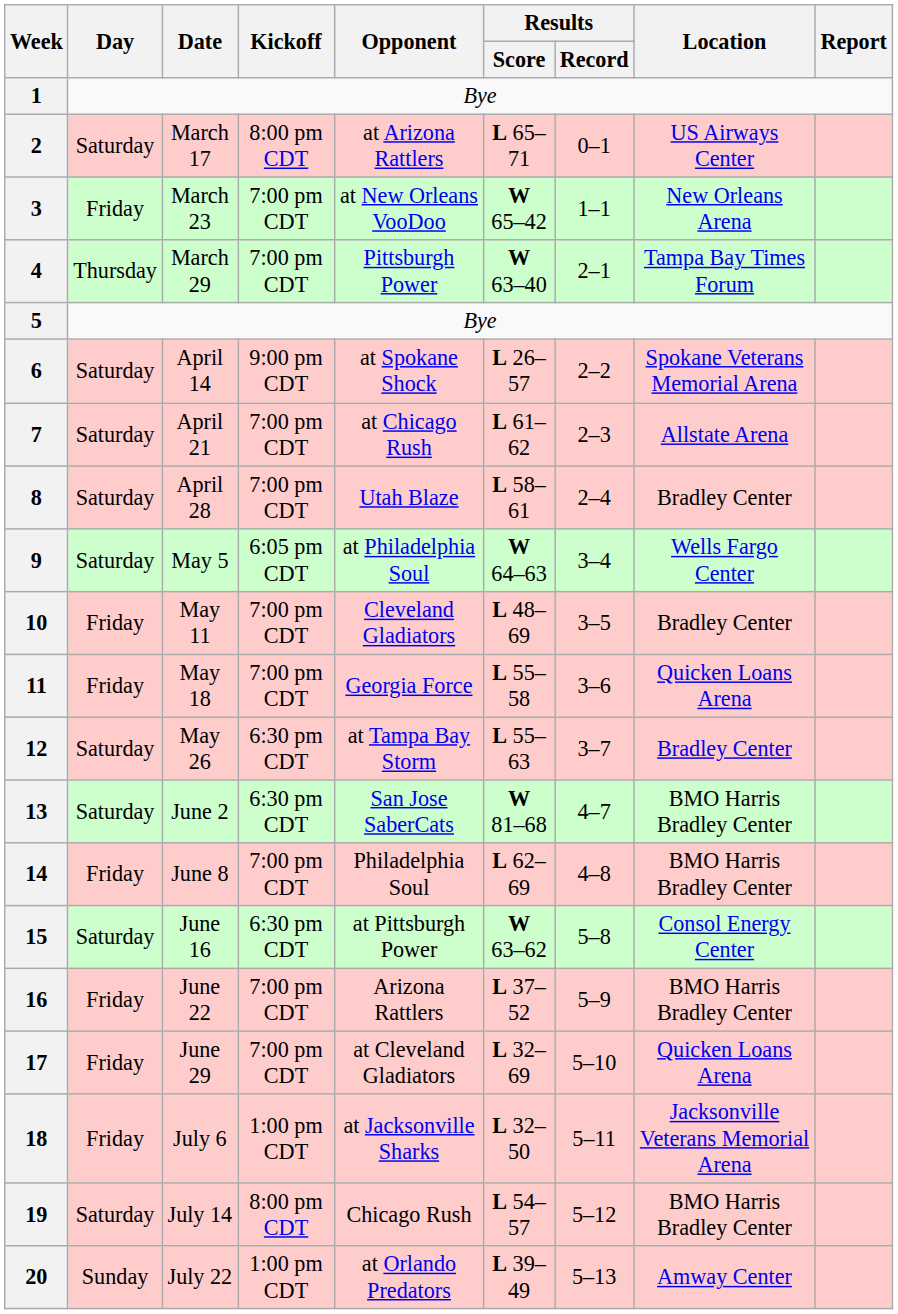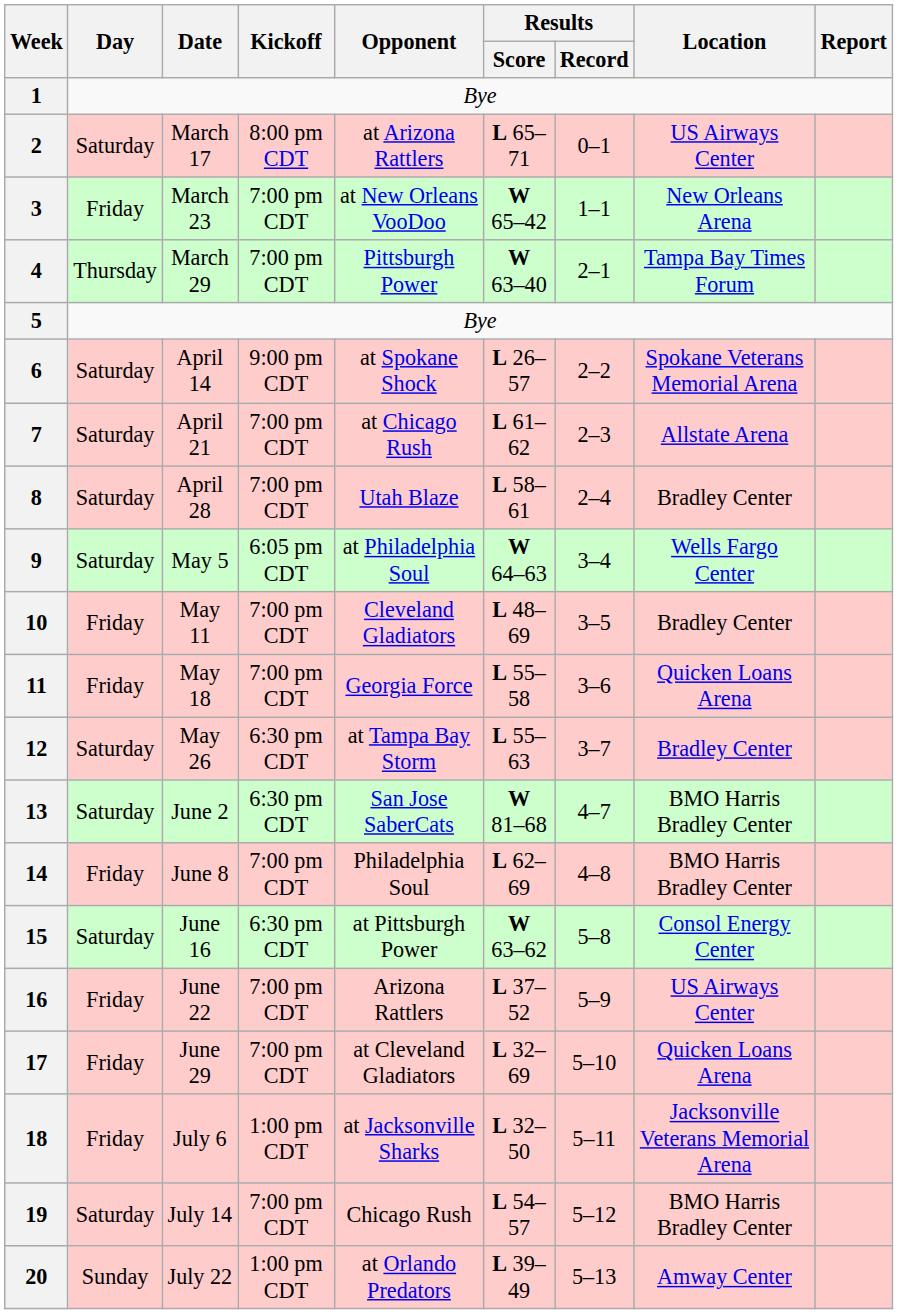(724, 999) BMO Harris Bradley Center -> (725, 999) US Airways Center
(286, 1214) 8:00 pm CDT -> (286, 1214) 7:00 pm CDT
